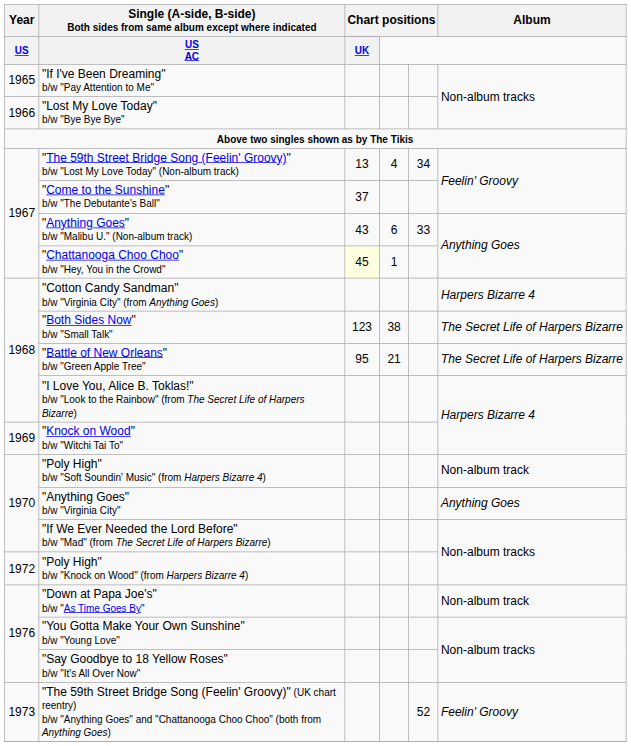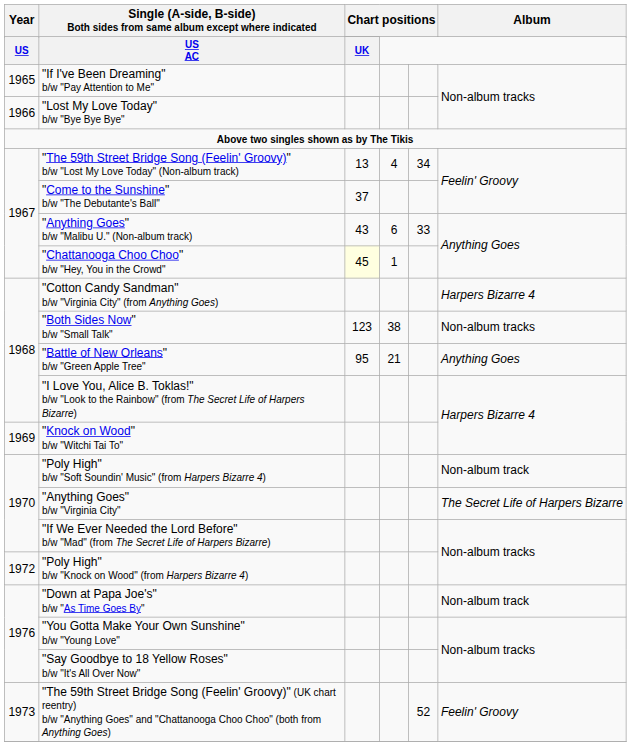(532, 327) The Secret Life of Harpers Bizarre -> (488, 327) Non-album tracks
(532, 359) The Secret Life of Harpers Bizarre -> (480, 359) Anything Goes
(480, 503) Anything Goes -> (532, 503) The Secret Life of Harpers Bizarre
